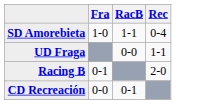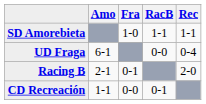+ column: (103, 14)
(158, 33) 0-4 -> (188, 33) 1-1
(158, 52) 1-1 -> (188, 52) 0-4
